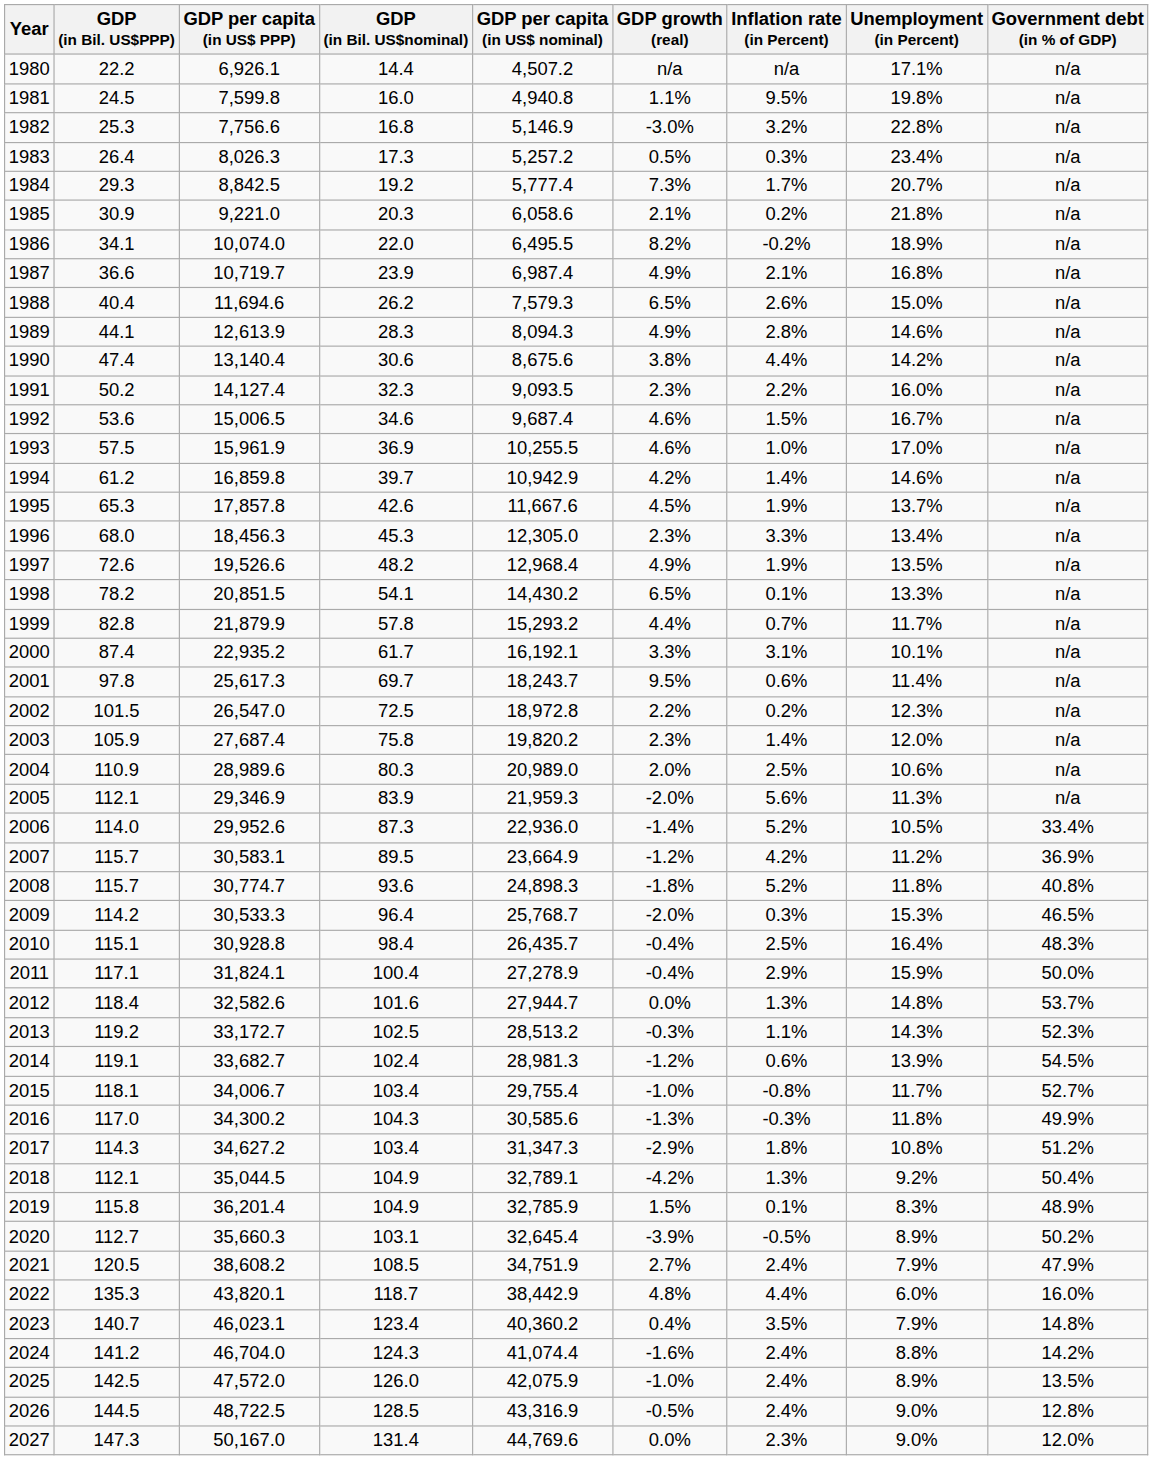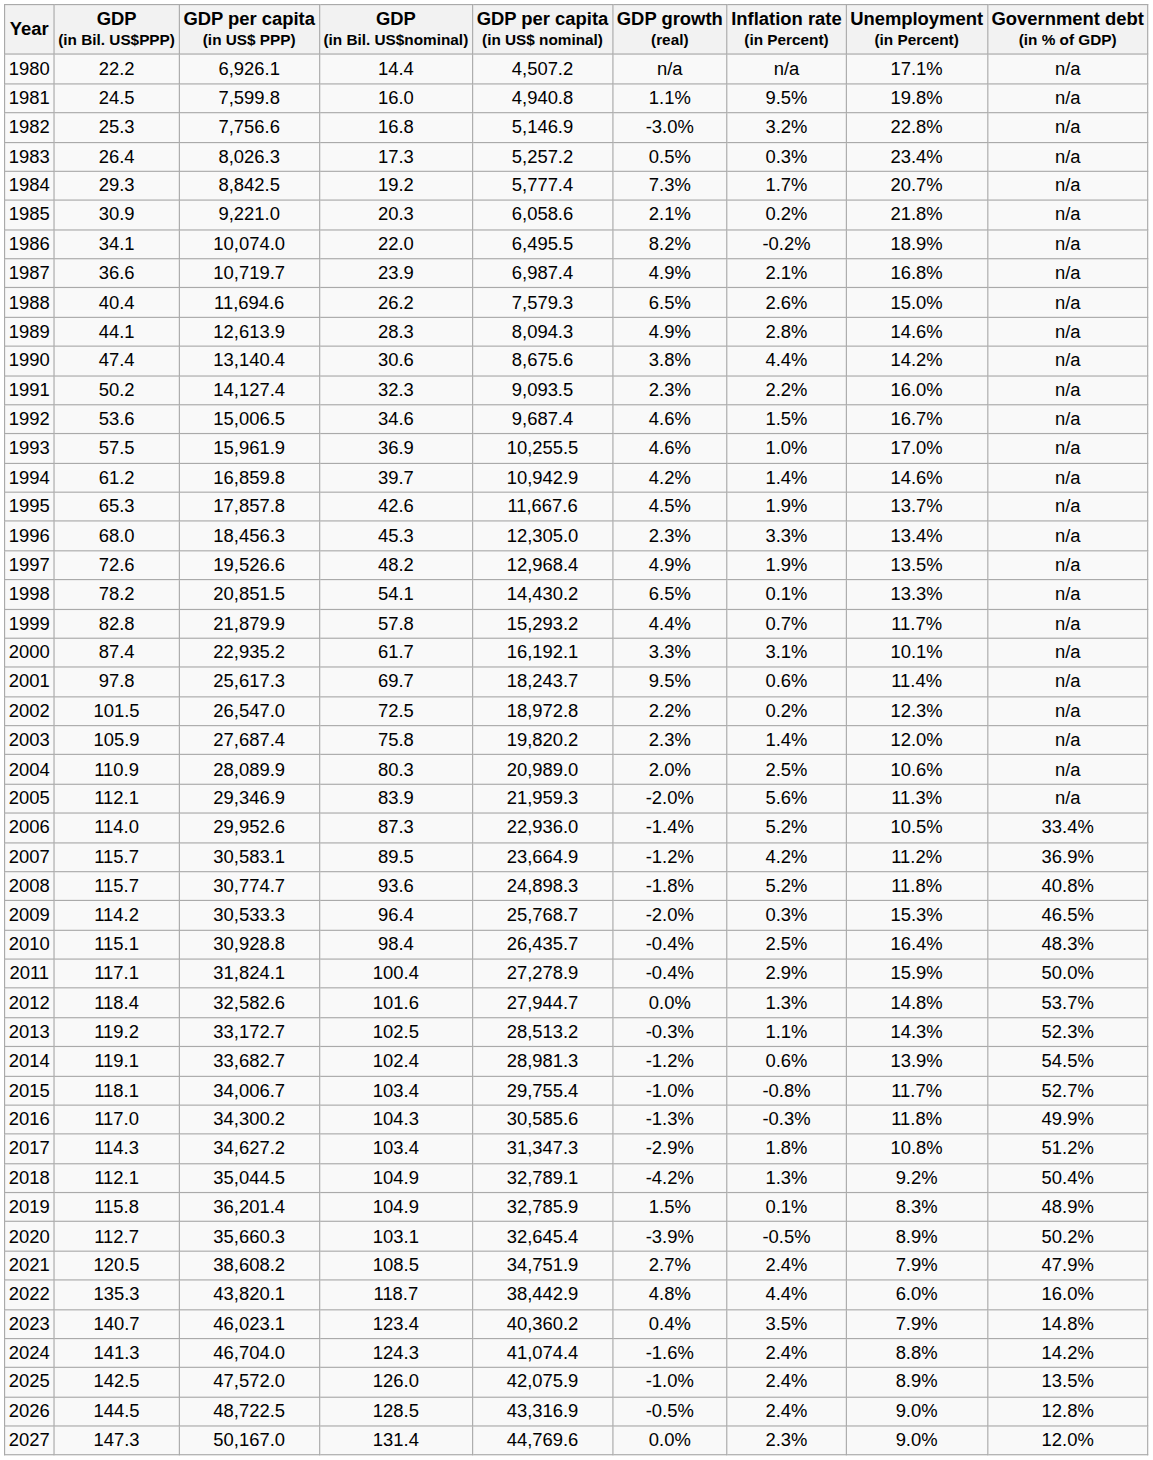(249, 769) 28,989.6 -> (249, 769) 28,089.9
(117, 1352) 141.2 -> (117, 1352) 141.3
